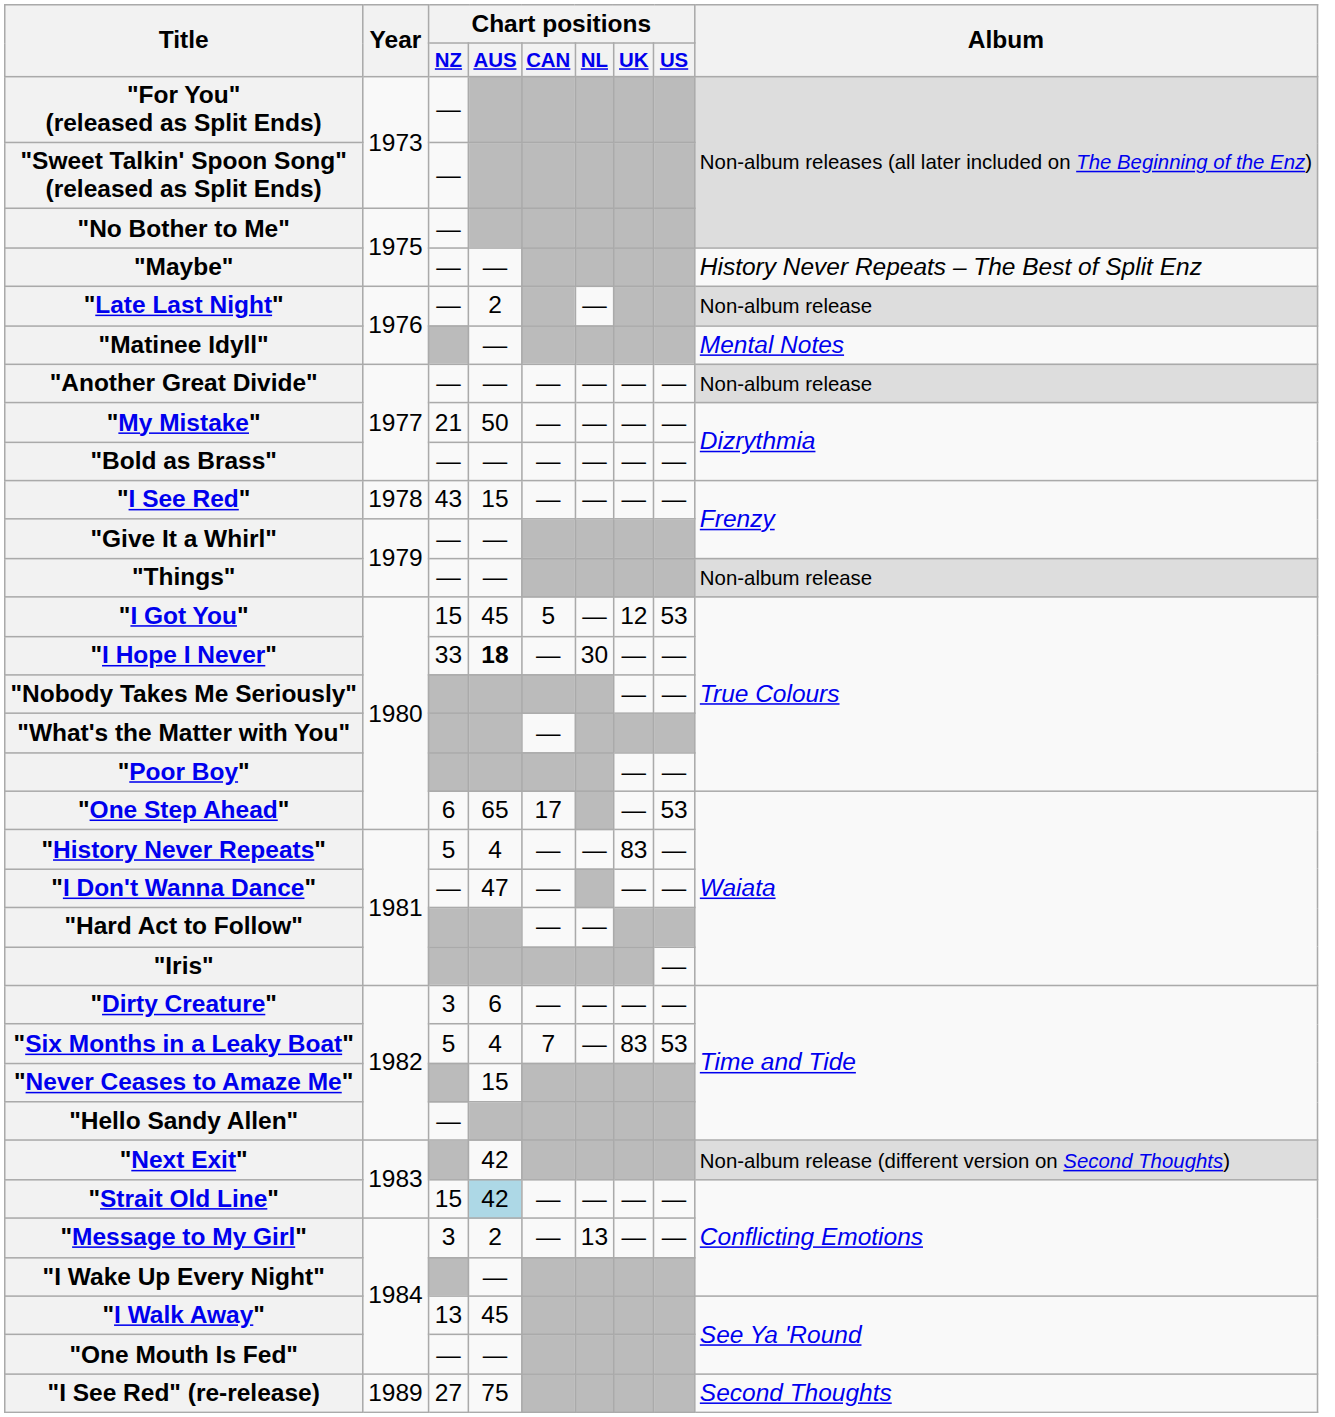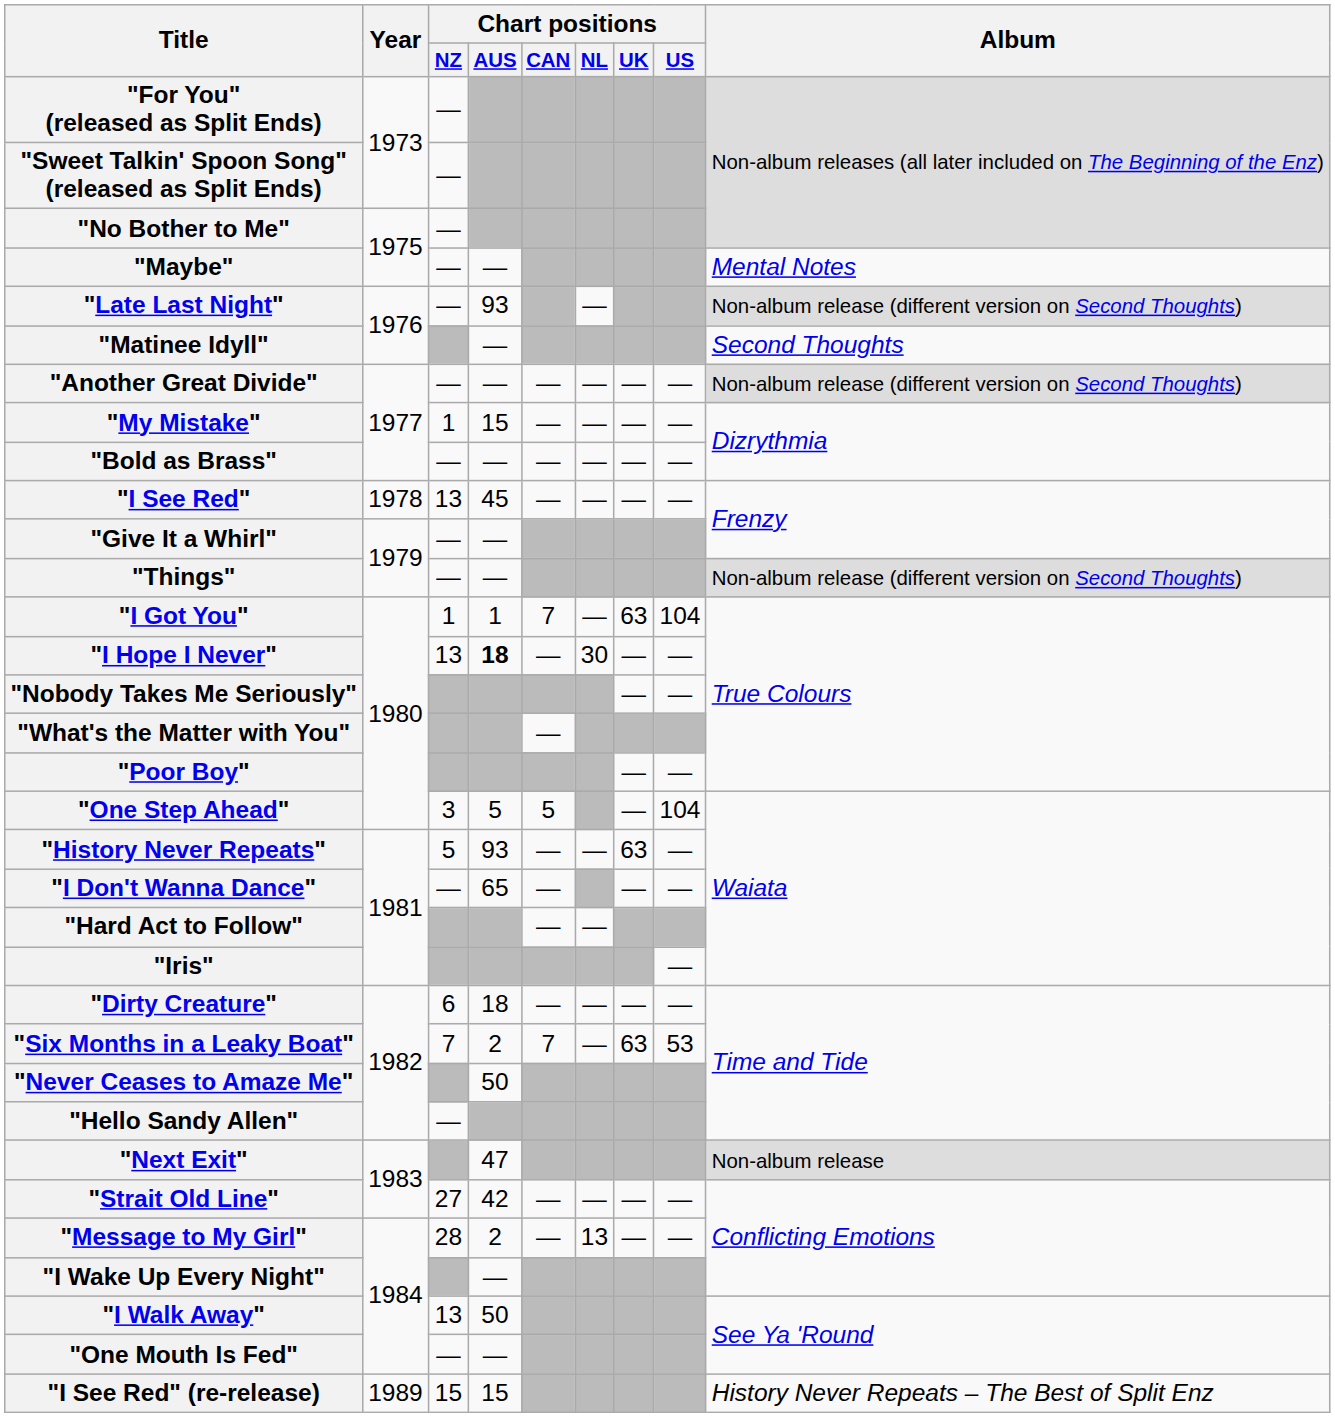(951, 266) History Never Repeats – The Best of Split Enz -> (784, 266) Mental Notes
(495, 305) 2 -> (495, 305) 93
(786, 307) Non-album release -> (977, 307) Non-album release (different version on Second Thoughts)
(772, 344) Mental Notes -> (808, 344) Second Thoughts
(786, 384) Non-album release -> (977, 384) Non-album release (different version on Second Thoughts)
(448, 422) 21 -> (448, 422) 1
(495, 422) 50 -> (495, 422) 15
(448, 499) 43 -> (448, 499) 13
(495, 499) 15 -> (495, 499) 45
(786, 579) Non-album release -> (977, 579) Non-album release (different version on Second Thoughts)
(448, 616) 15 -> (448, 616) 1
(495, 616) 45 -> (495, 616) 1
(548, 616) 5 -> (548, 616) 7
(634, 616) 12 -> (634, 616) 63
(674, 616) 53 -> (680, 616) 104
(448, 655) 33 -> (448, 655) 13
(448, 810) 6 -> (448, 810) 3
(495, 810) 65 -> (495, 810) 5
(548, 810) 17 -> (548, 810) 5
(674, 810) 53 -> (680, 810) 104
(495, 849) 4 -> (495, 849) 93
(634, 849) 83 -> (634, 849) 63
(495, 888) 47 -> (495, 888) 65
(448, 1004) 3 -> (448, 1004) 6
(495, 1004) 6 -> (495, 1004) 18
(448, 1043) 5 -> (448, 1043) 7
(495, 1043) 4 -> (495, 1043) 2
(634, 1043) 83 -> (634, 1043) 63
(495, 1082) 15 -> (495, 1082) 50
(495, 1159) 42 -> (495, 1159) 47
(965, 1161) Non-album release (different version on Second Thoughts) -> (798, 1161) Non-album release
(448, 1198) 15 -> (448, 1198) 27
(495, 1198) lightblue background -> (495, 1198) no background
(448, 1237) 3 -> (448, 1237) 28
(495, 1315) 45 -> (495, 1315) 50
(448, 1392) 27 -> (448, 1392) 15
(495, 1392) 75 -> (495, 1392) 15
(796, 1392) Second Thoughts -> (963, 1392) History Never Repeats – The Best of Split Enz
